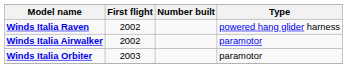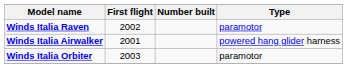(280, 27) powered hang glider harness -> (241, 27) paramotor
(130, 42) 2002 -> (130, 42) 2001
(241, 42) paramotor -> (280, 42) powered hang glider harness
